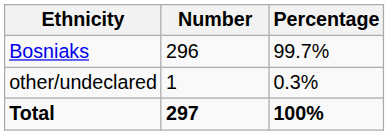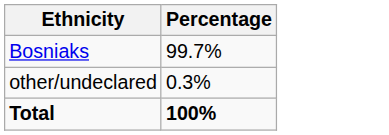- column: (215, 20)
